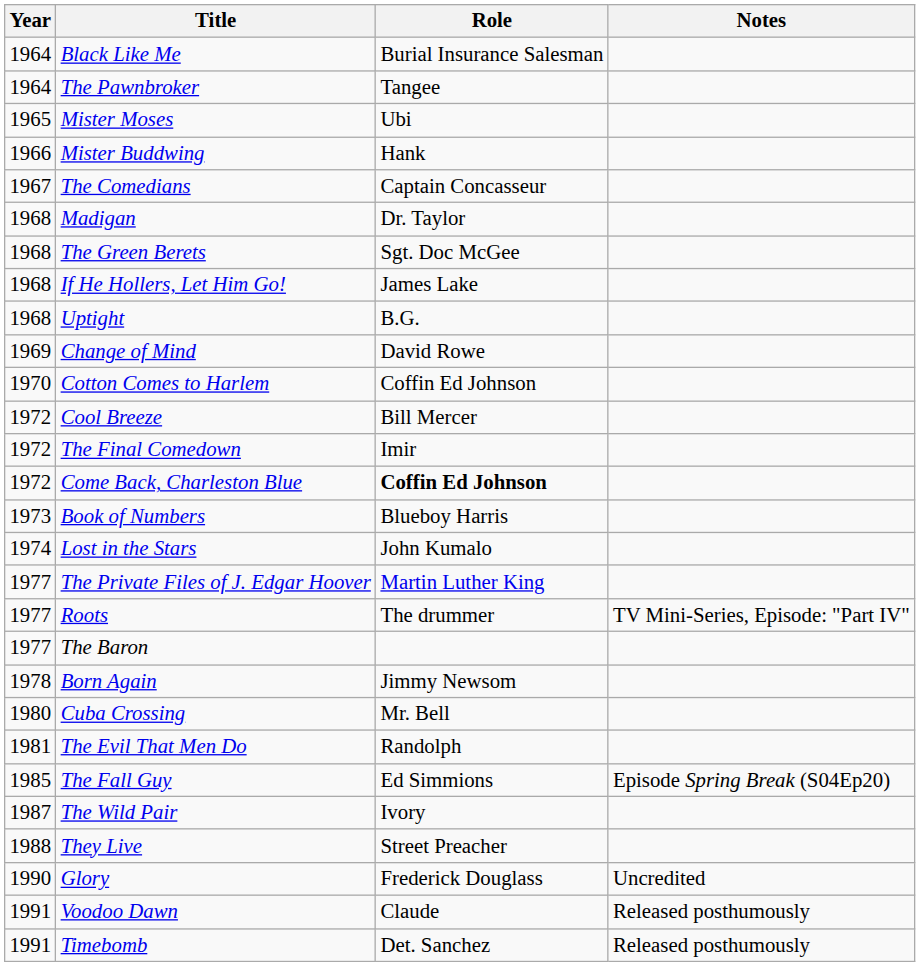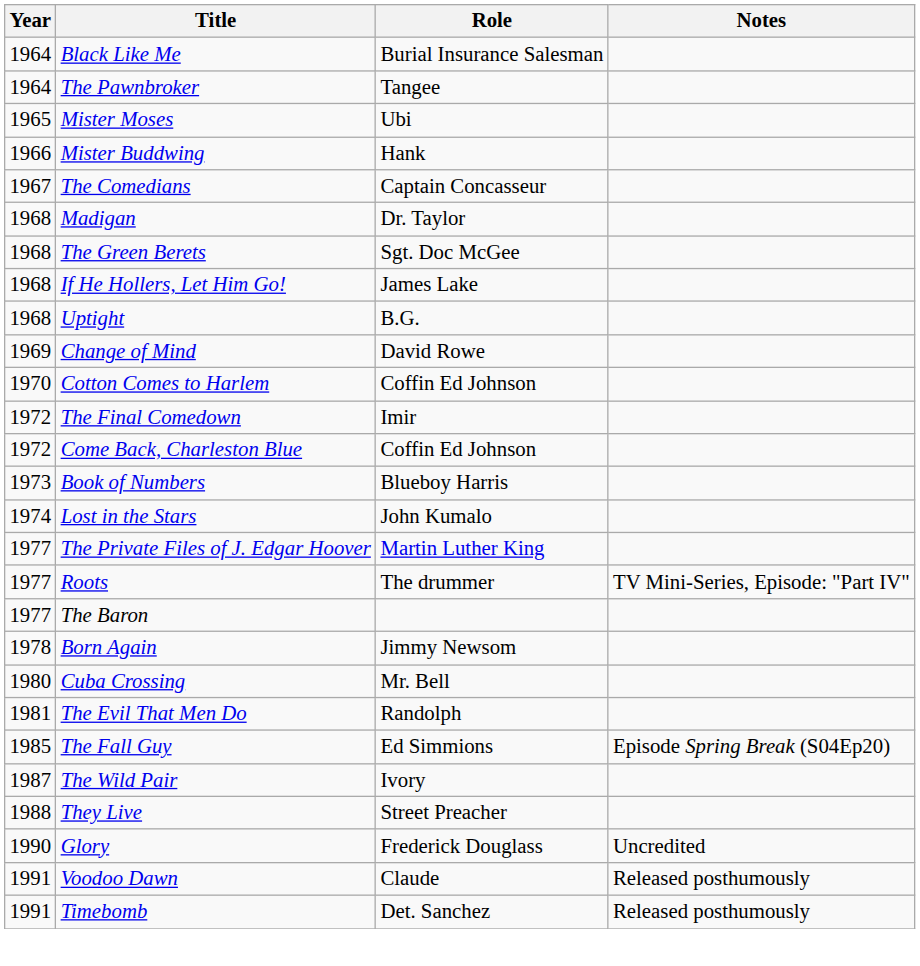- row: (111, 416)
(464, 482) bold -> (458, 449) normal
